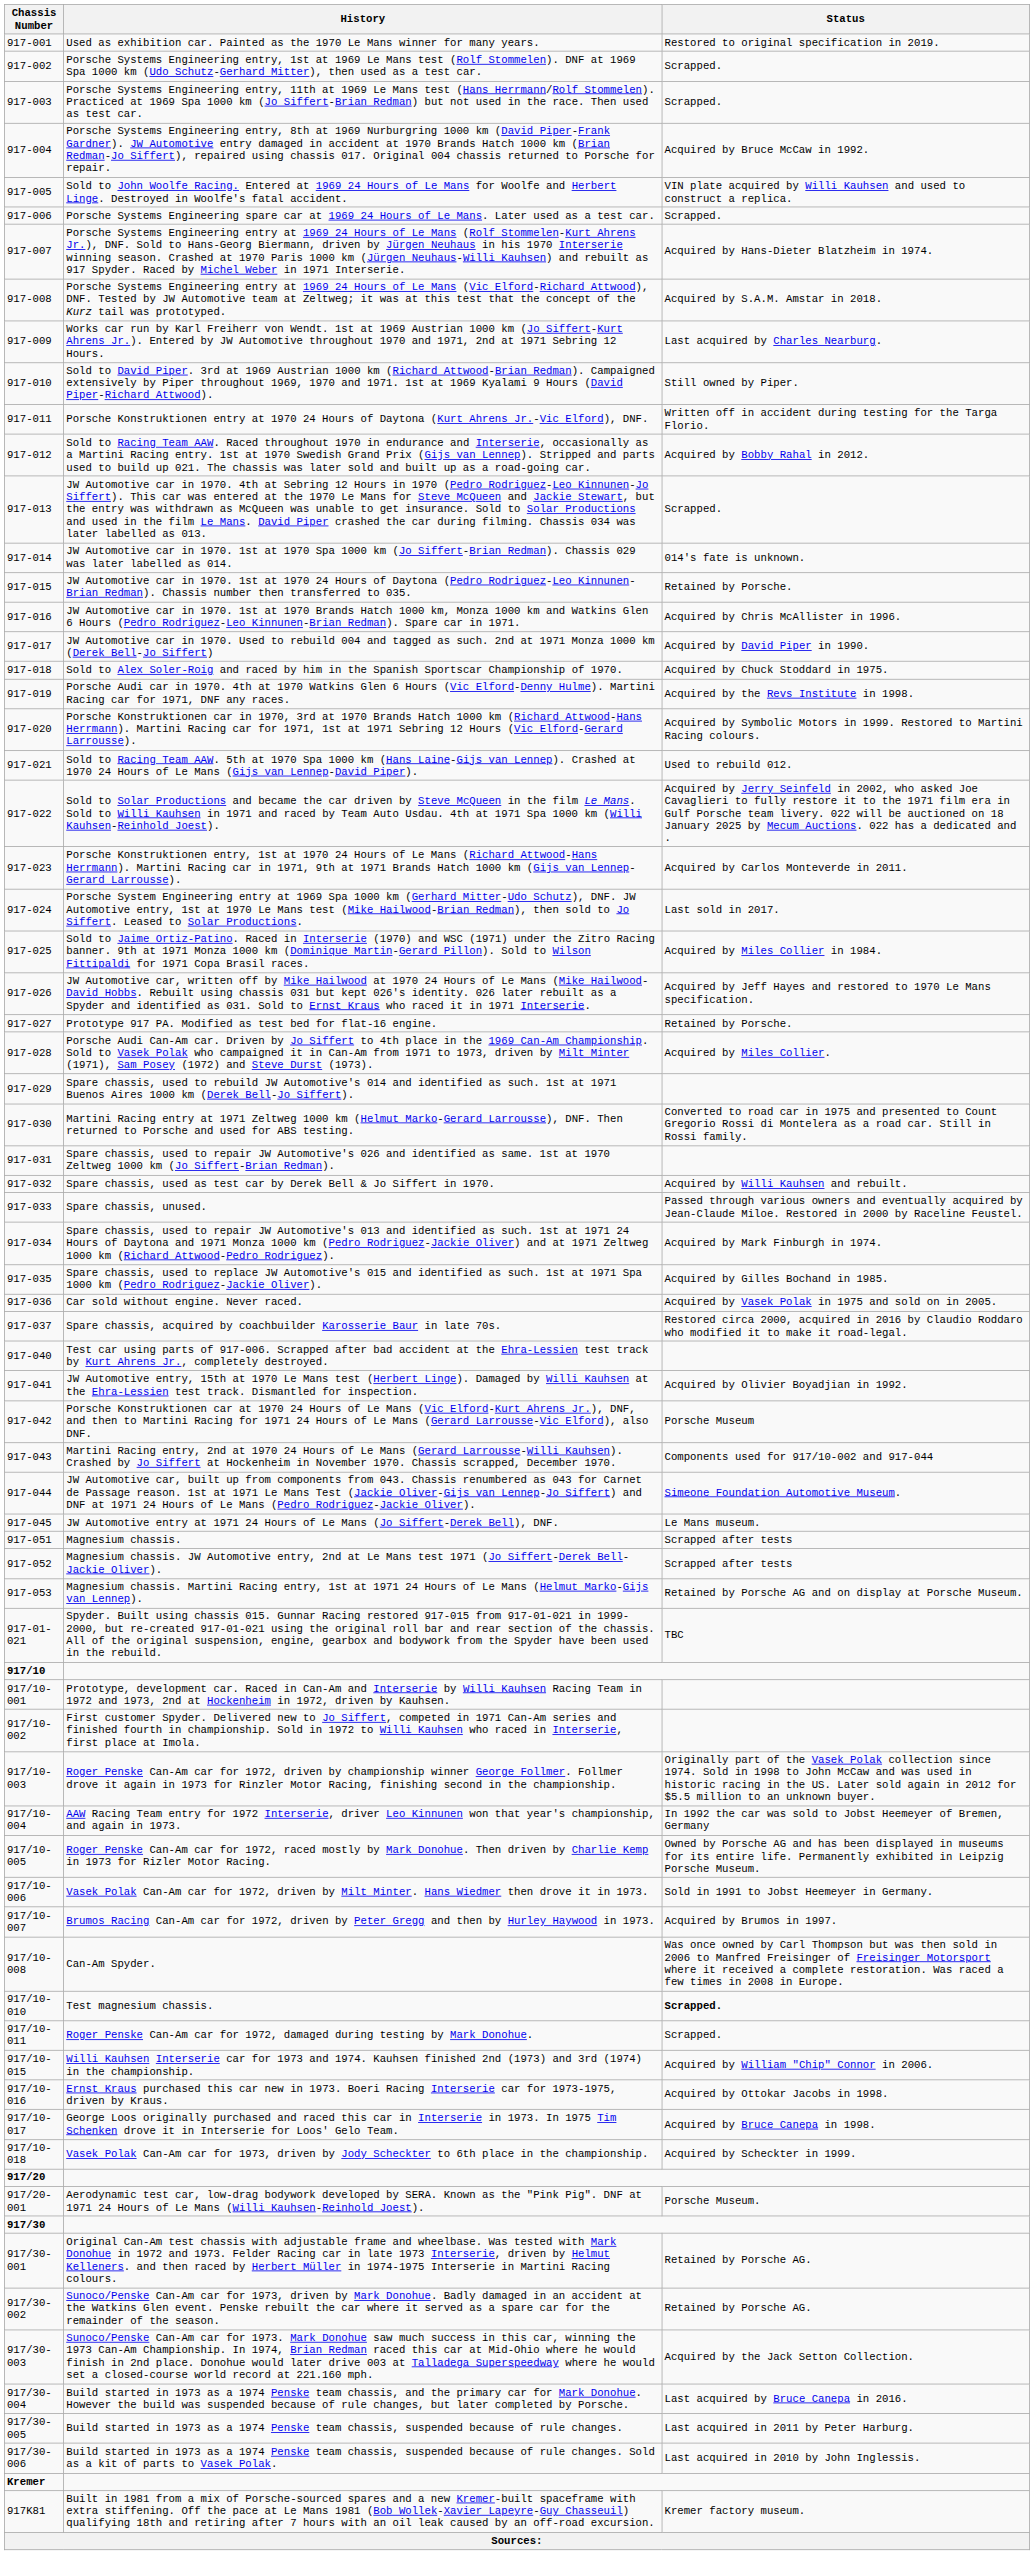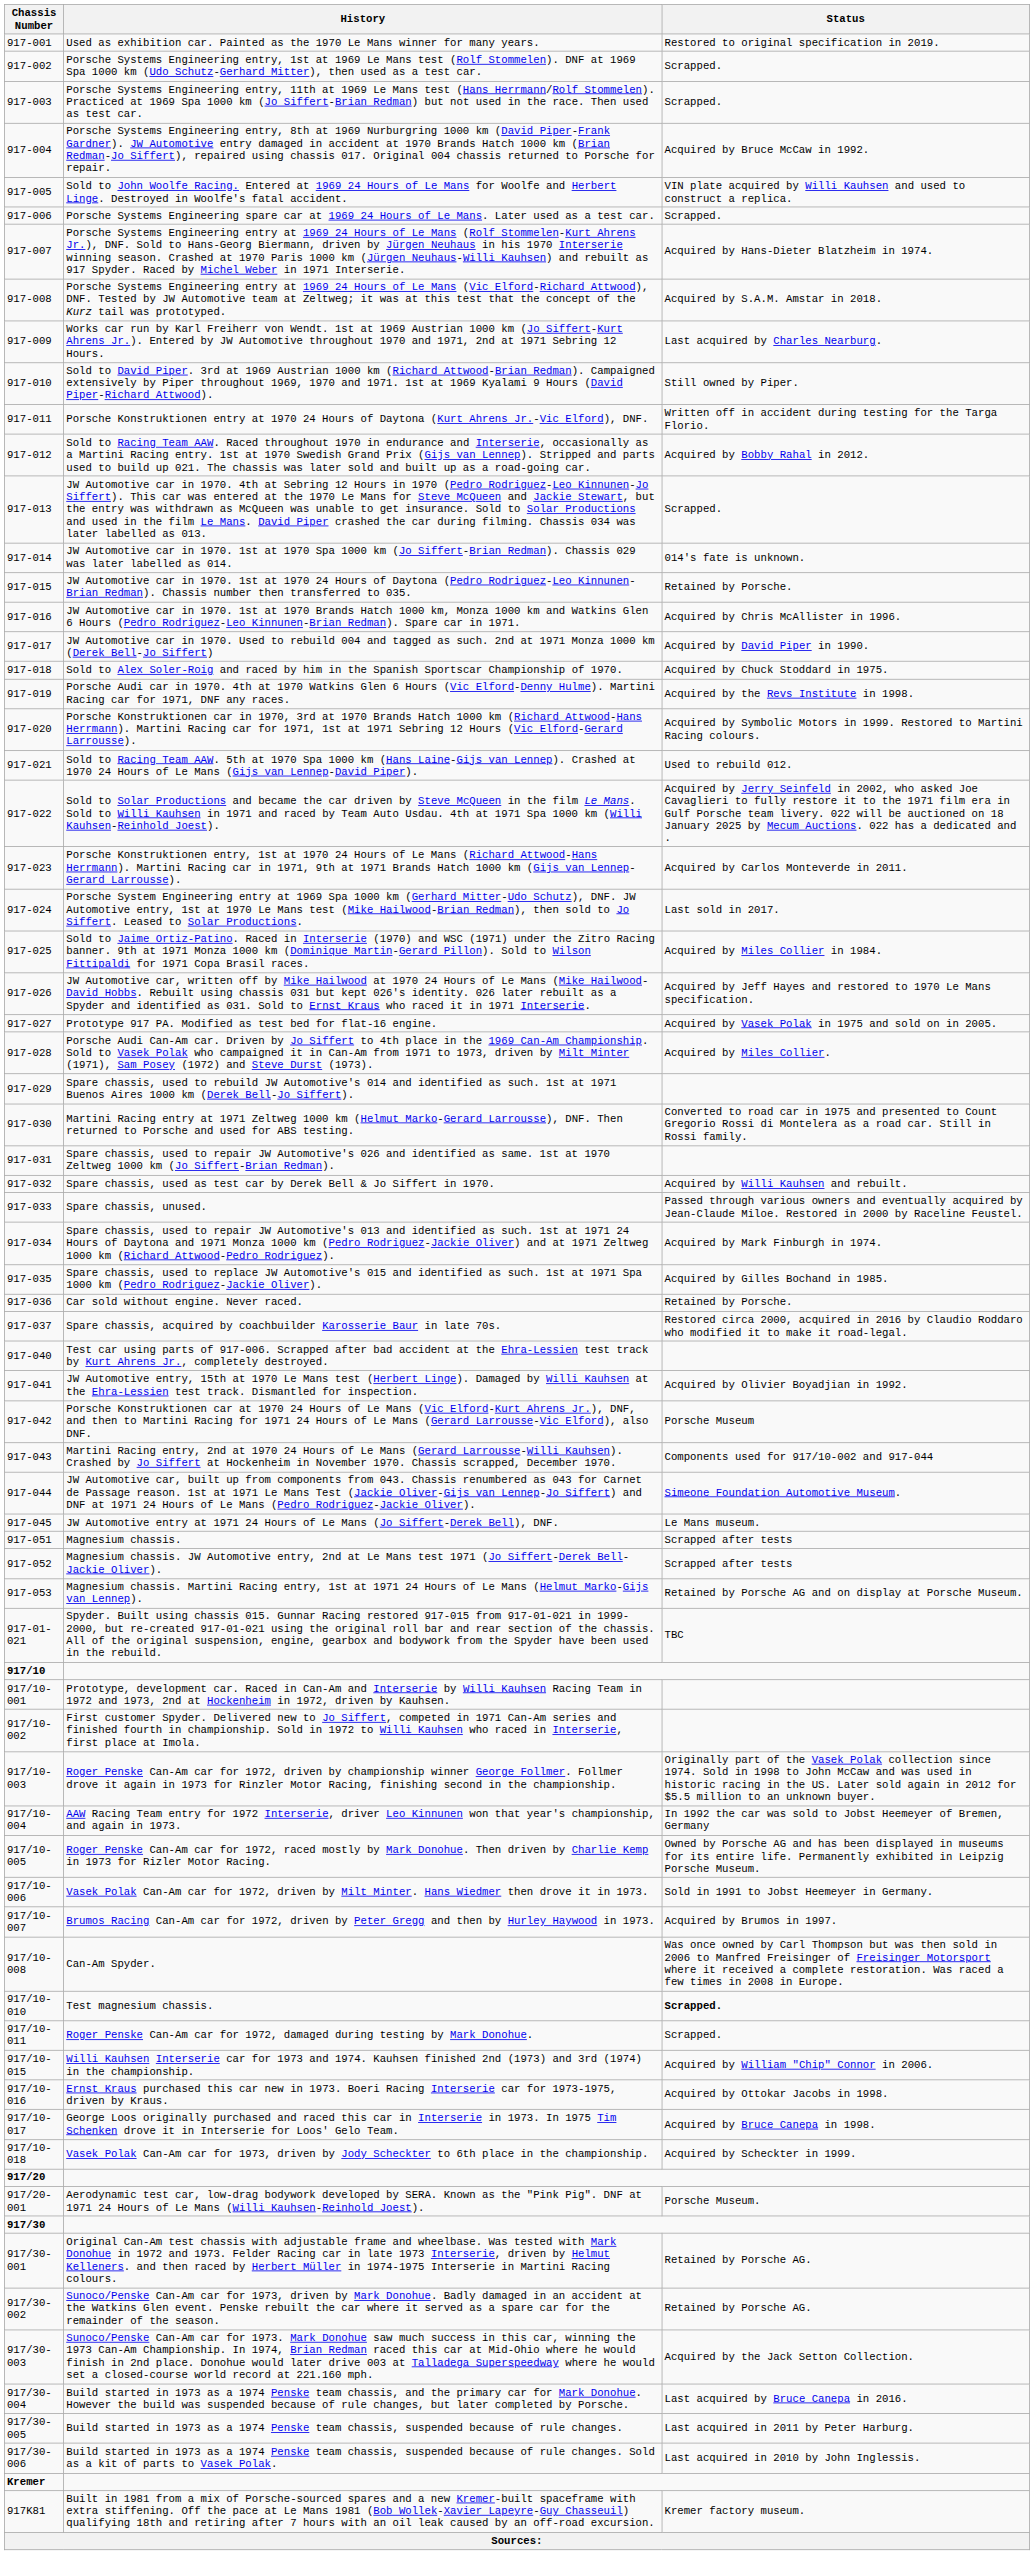(729, 1023) Retained by Porsche. -> (831, 1023) Acquired by Vasek Polak in 1975 and sold on in 2005.
(831, 1303) Acquired by Vasek Polak in 1975 and sold on in 2005. -> (729, 1303) Retained by Porsche.
